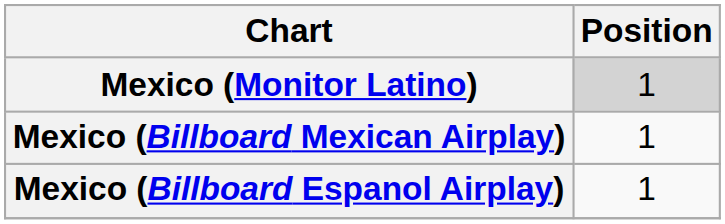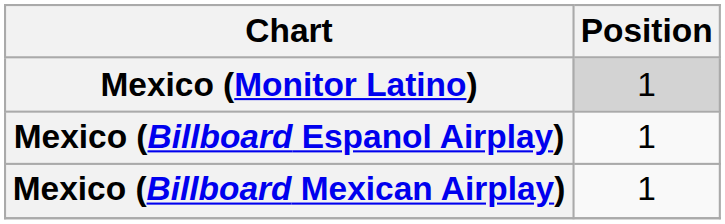rows swapped: (289, 137) <-> (289, 190)
